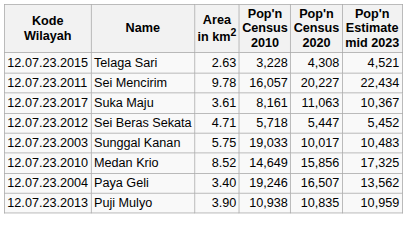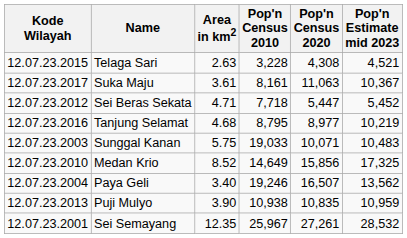- row: (130, 83)
(272, 123) 5,718 -> (272, 103) 7,718
+ row: (141, 123)
(320, 143) 10,017 -> (320, 143) 10,071
+ row: (135, 223)
